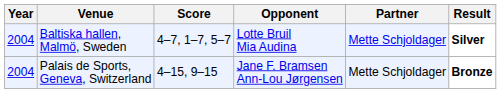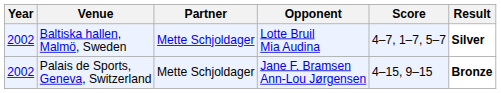columns swapped: (397, 14) <-> (194, 14)
(21, 40) 2004 -> (21, 40) 2002
(21, 73) 2004 -> (21, 73) 2002
